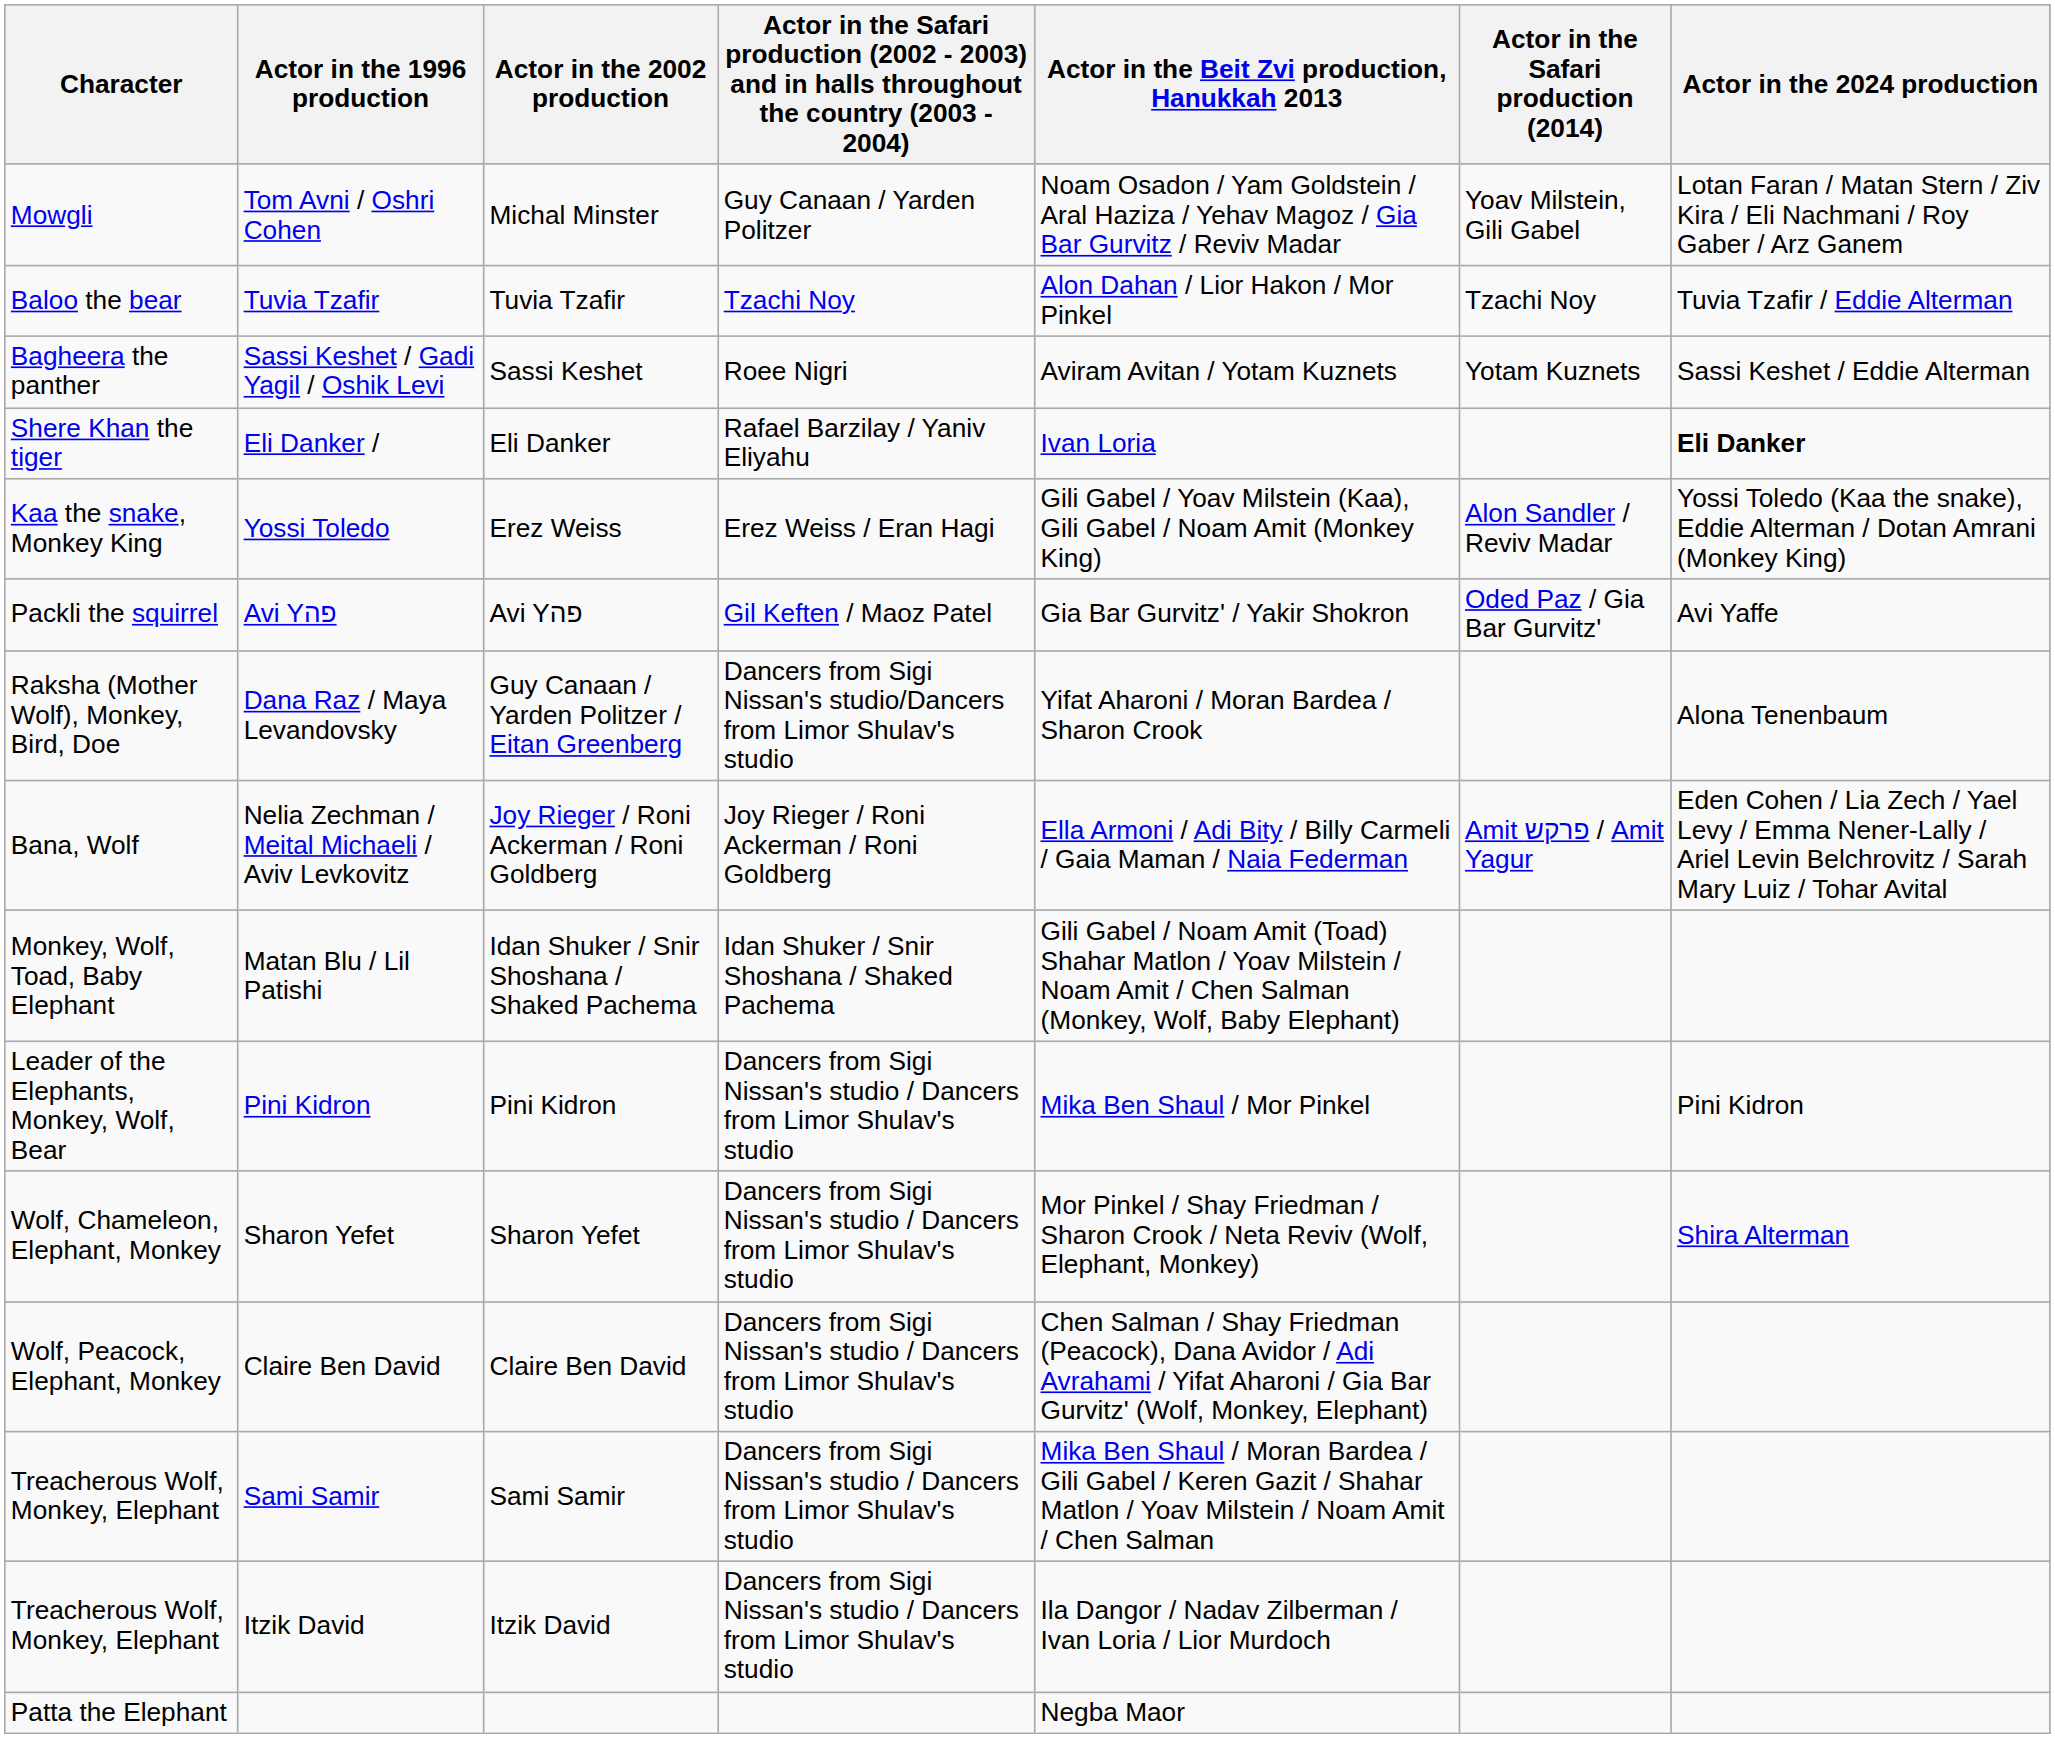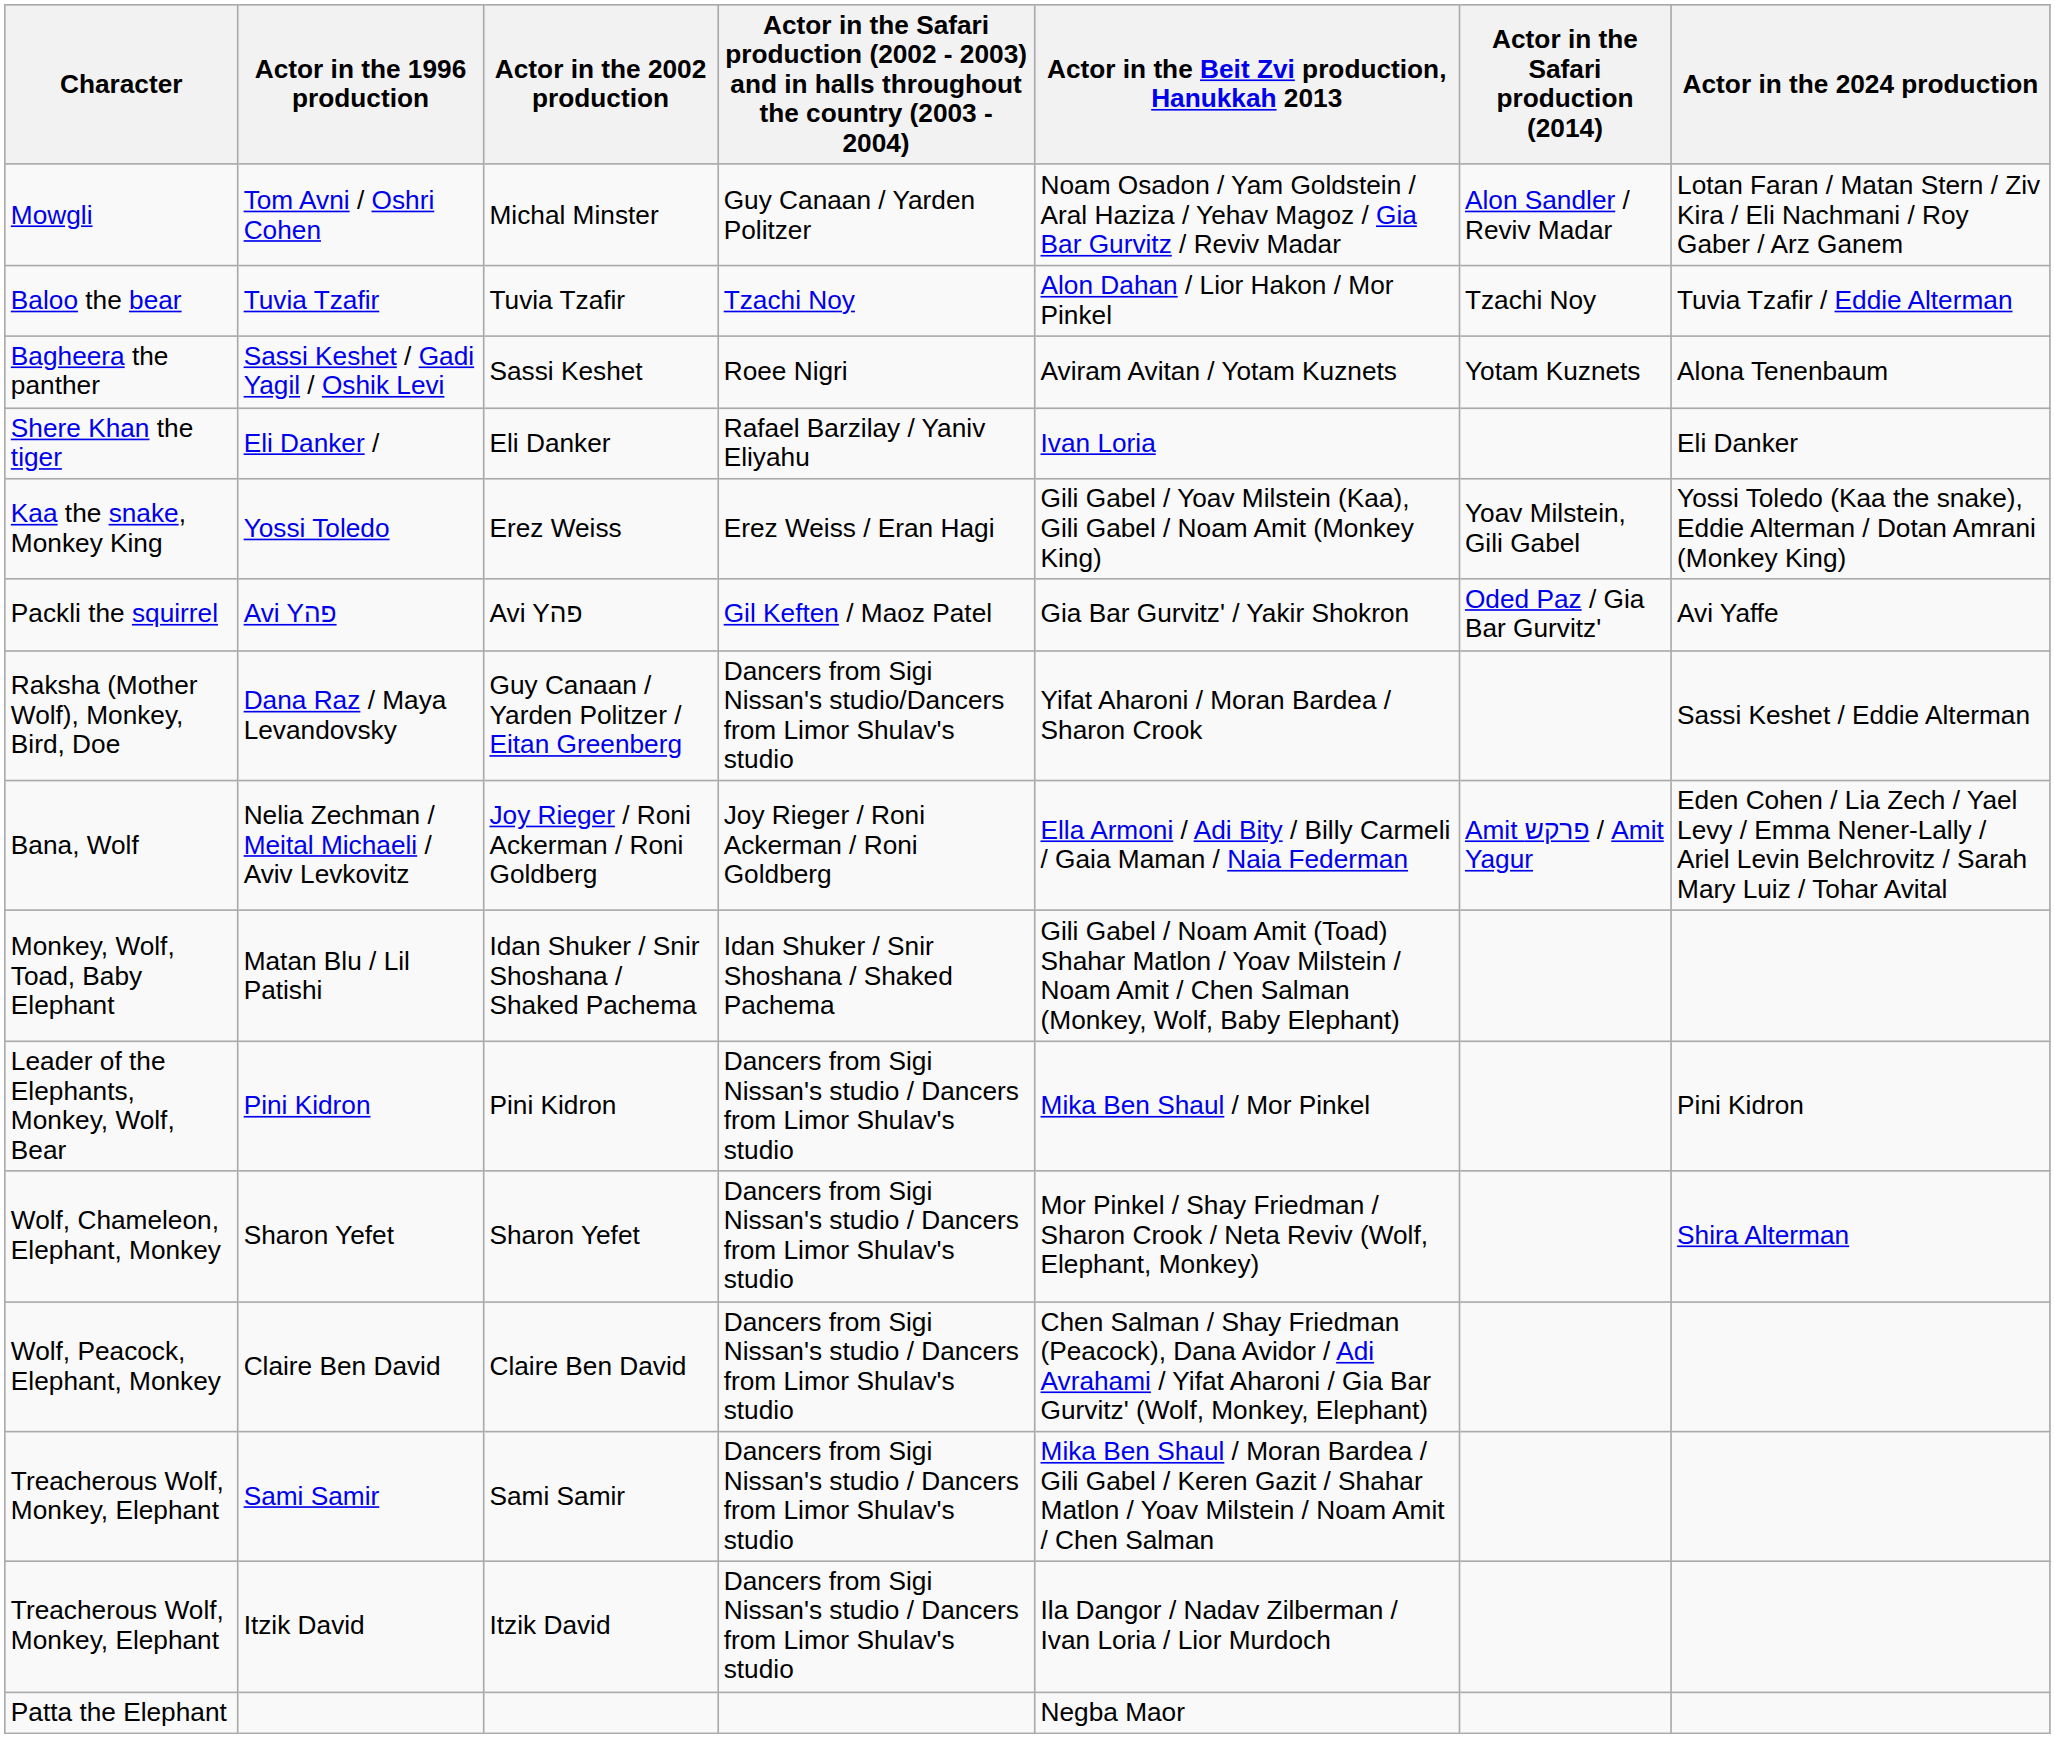(1545, 214) Yoav Milstein, Gili Gabel -> (1547, 214) Alon Sandler / Reviv Madar
(1854, 371) Sassi Keshet / Eddie Alterman -> (1783, 371) Alona Tenenbaum
(1741, 442) bold -> (1738, 442) normal
(1547, 528) Alon Sandler / Reviv Madar -> (1545, 528) Yoav Milstein, Gili Gabel
(1783, 715) Alona Tenenbaum -> (1854, 715) Sassi Keshet / Eddie Alterman
